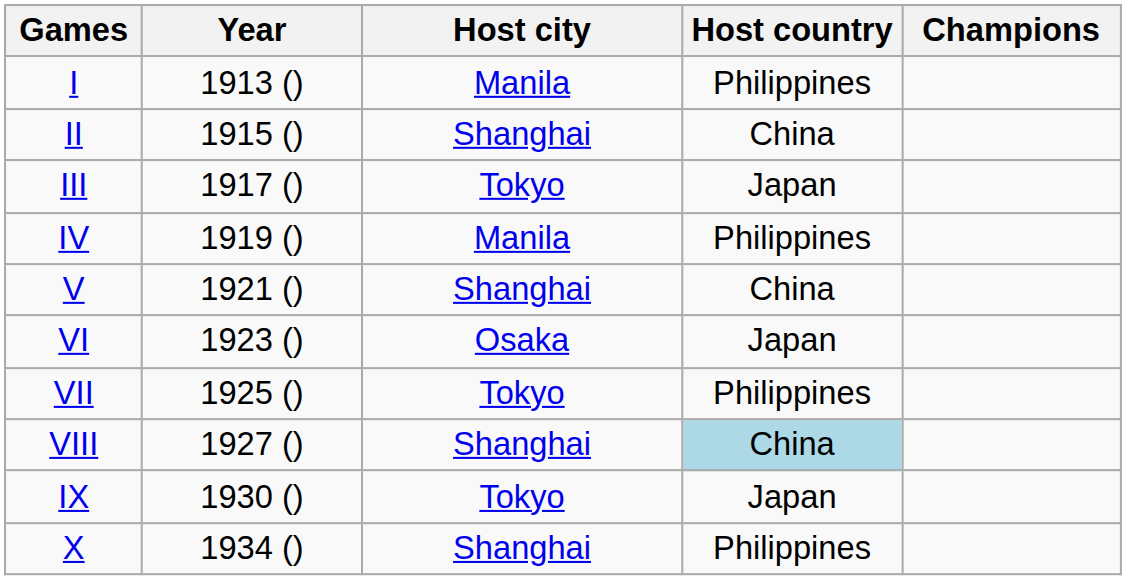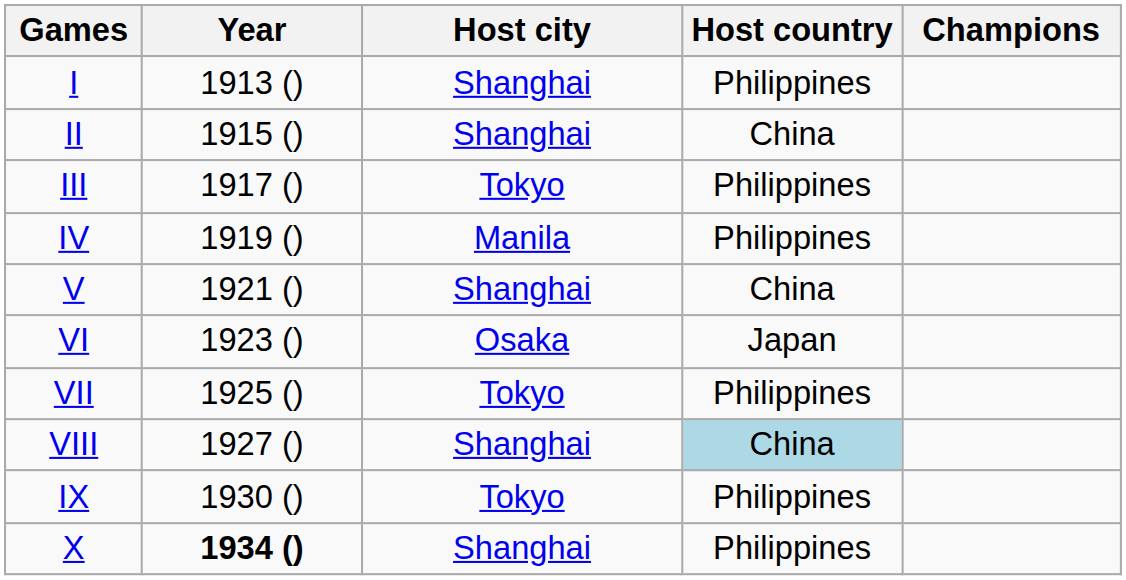(522, 82) Manila -> (522, 82) Shanghai
(792, 185) Japan -> (792, 185) Philippines
(792, 496) Japan -> (792, 496) Philippines
(252, 548) normal -> (252, 548) bold
